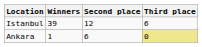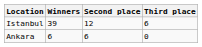(50, 36) 1 -> (50, 36) 6
(146, 36) khaki background -> (146, 36) no background
